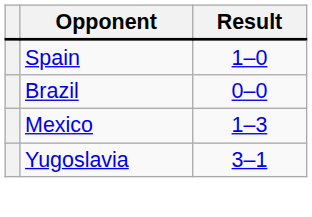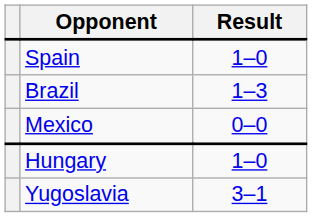(249, 91) 0–0 -> (249, 91) 1–3
(249, 125) 1–3 -> (249, 125) 0–0
+ row: (66, 160)
